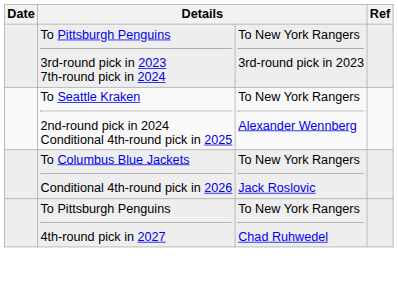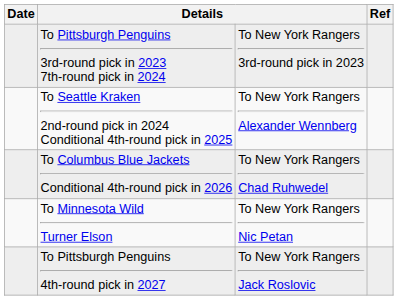(301, 174) To New York Rangers Jack Roslovic -> (301, 174) To New York Rangers Chad Ruhwedel
+ row: (136, 222)
(301, 222) To New York Rangers Chad Ruhwedel -> (301, 271) To New York Rangers Jack Roslovic
